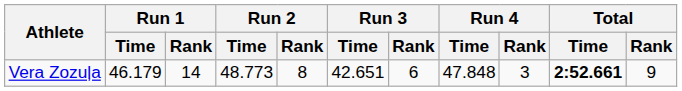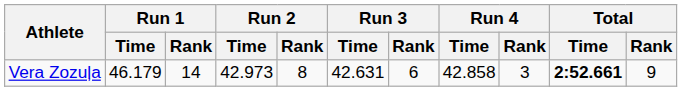(247, 73) 48.773 -> (247, 73) 42.973
(358, 73) 42.651 -> (358, 73) 42.631
(469, 73) 47.848 -> (469, 73) 42.858
